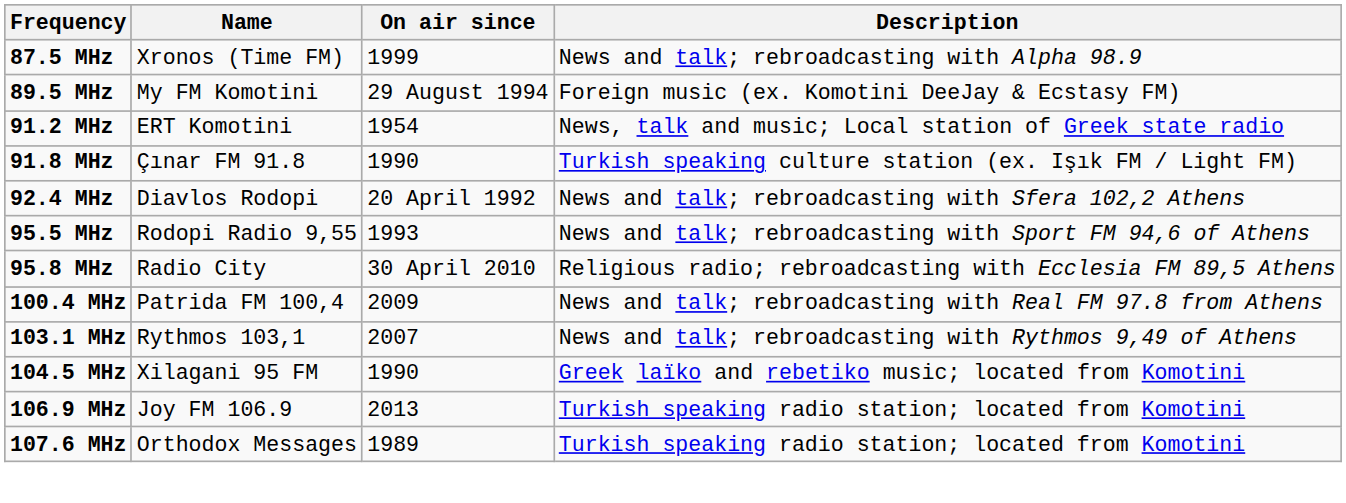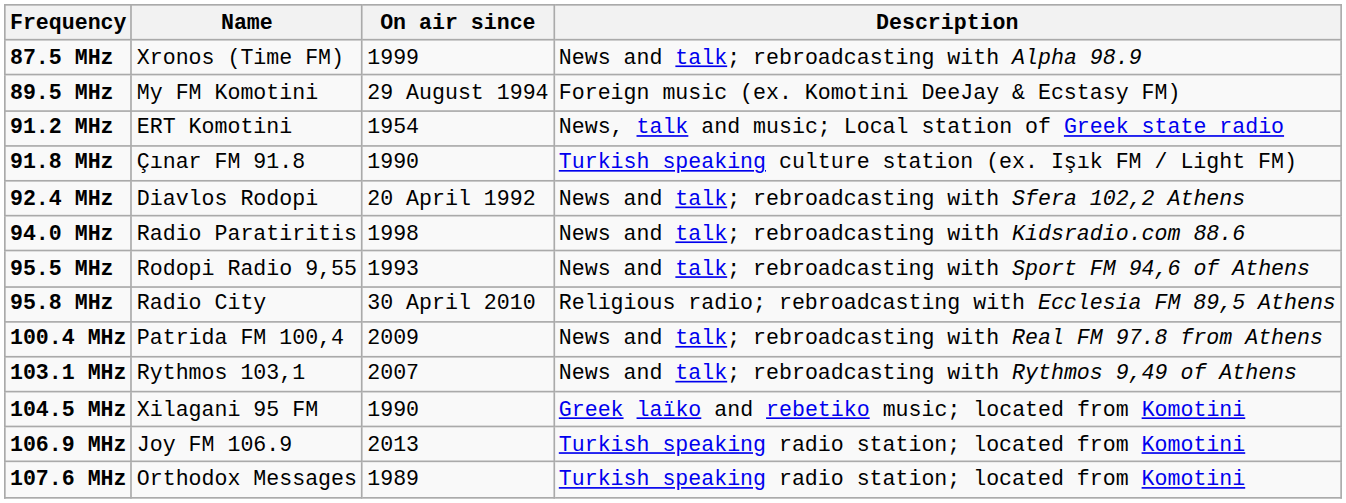+ row: (62, 233)
